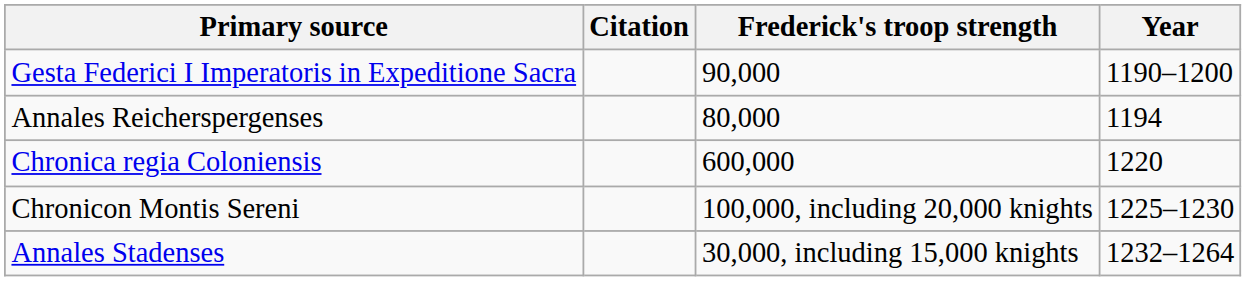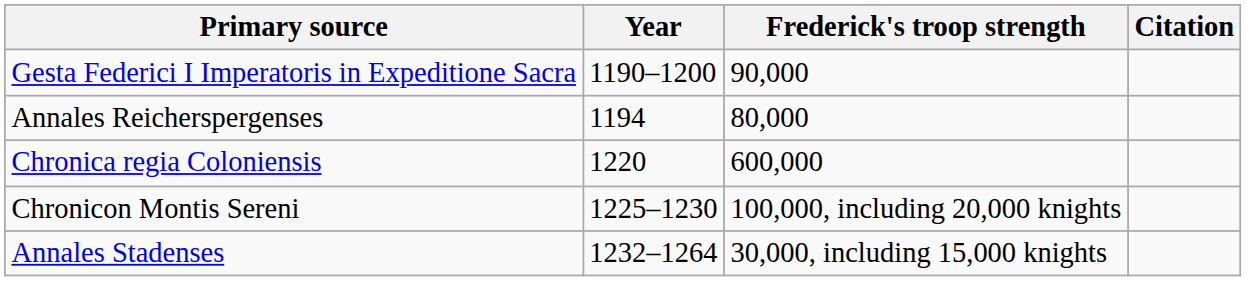columns swapped: (1170, 27) <-> (639, 27)
